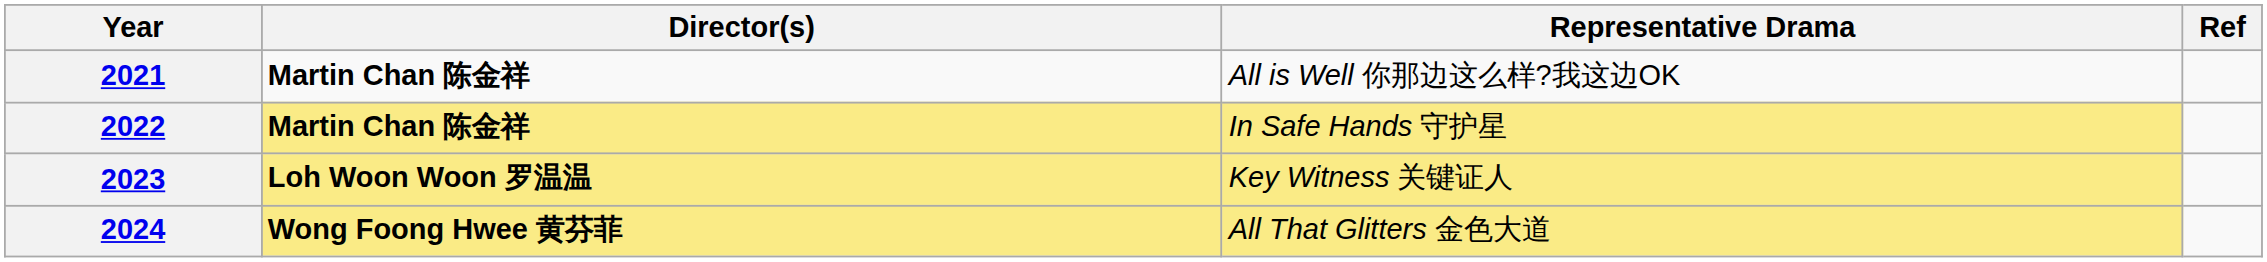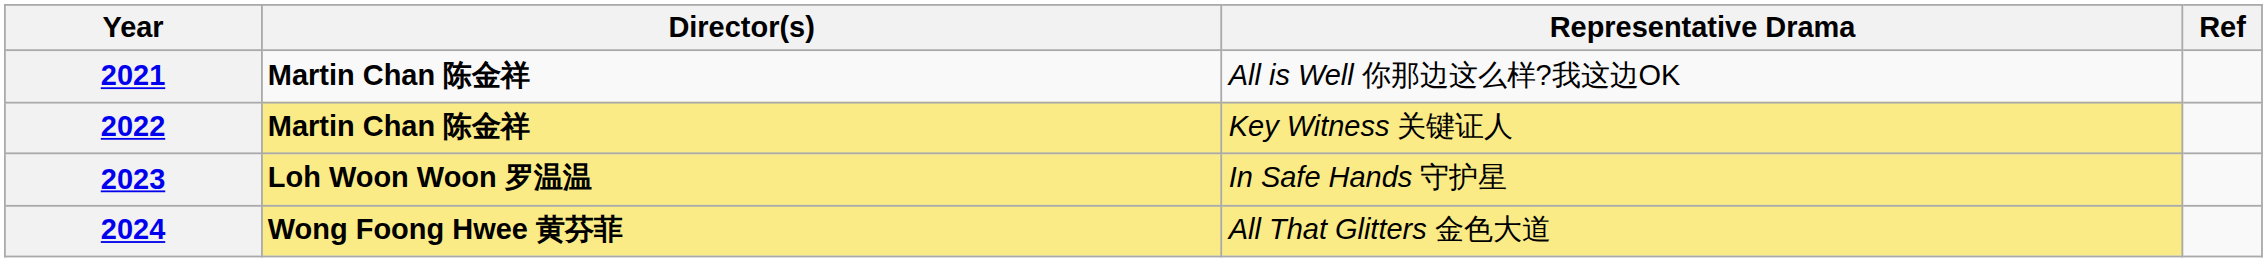(1368, 126) In Safe Hands 守护星 -> (1371, 126) Key Witness 关键证人
(1371, 177) Key Witness 关键证人 -> (1368, 177) In Safe Hands 守护星
